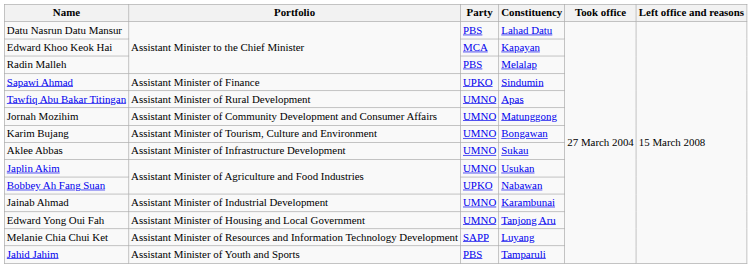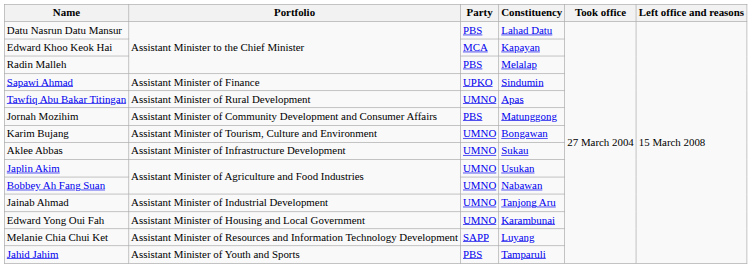(480, 116) UMNO -> (473, 116) PBS
(478, 185) UPKO -> (480, 185) UMNO
(528, 202) Karambunai -> (529, 202) Tanjong Aru
(529, 220) Tanjong Aru -> (528, 220) Karambunai
